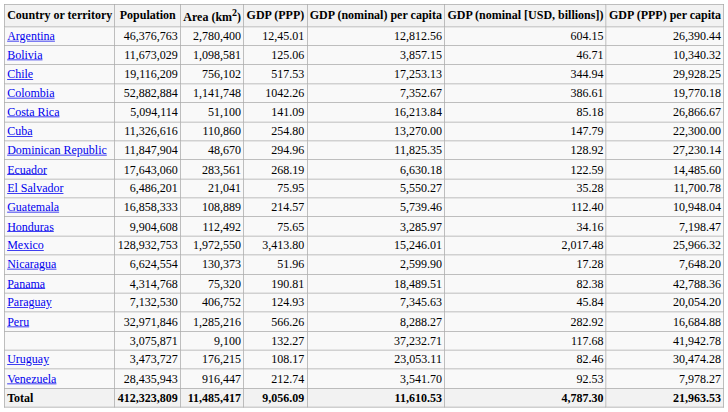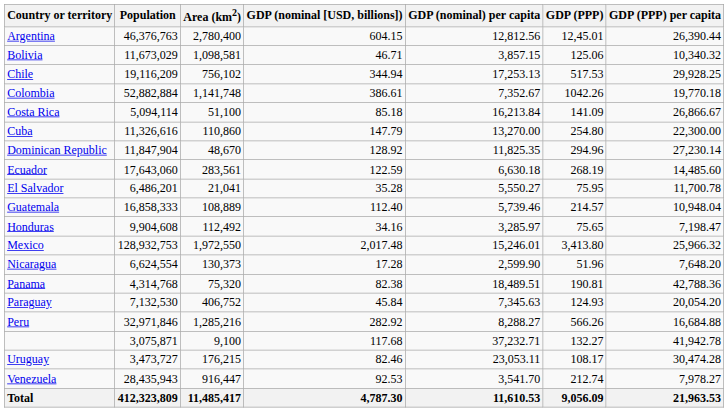columns swapped: (525, 15) <-> (275, 15)
